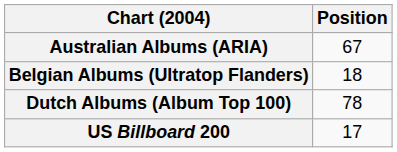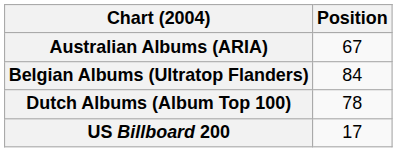(352, 75) 18 -> (352, 75) 84
